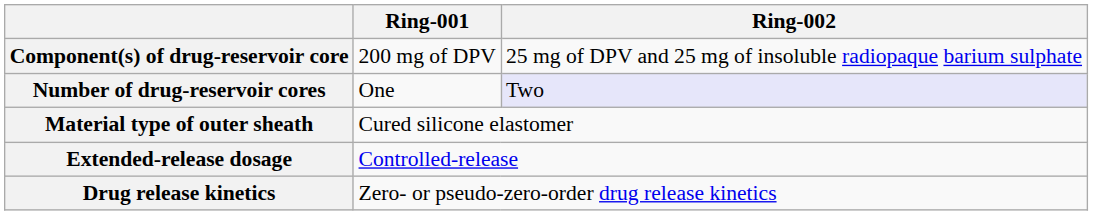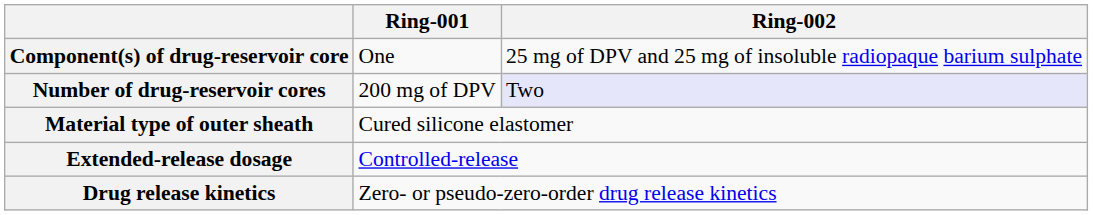(427, 55) 200 mg of DPV -> (377, 55) One
(377, 90) One -> (427, 90) 200 mg of DPV
